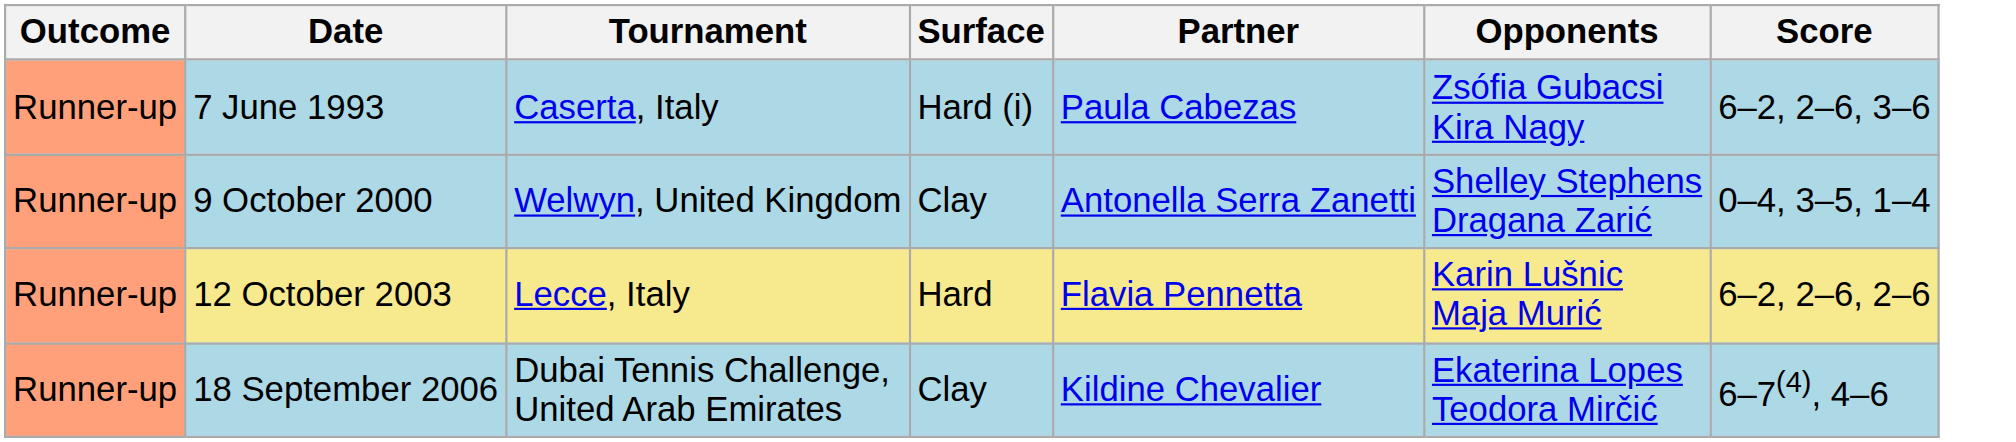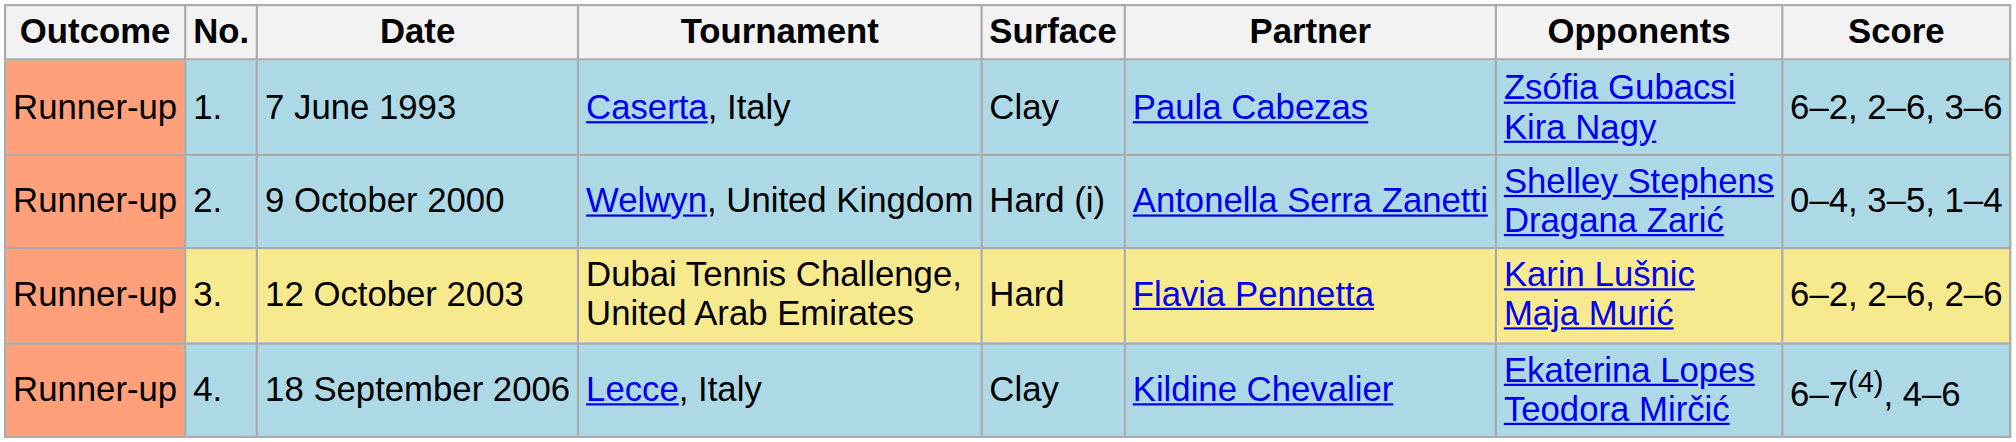+ column: (221, 32)
(975, 106) Hard (i) -> (1024, 106) Clay
(952, 200) Clay -> (1047, 200) Hard (i)
(602, 294) Lecce, Italy -> (774, 294) Dubai Tennis Challenge, United Arab Emirates
(702, 388) Dubai Tennis Challenge, United Arab Emirates -> (674, 388) Lecce, Italy
